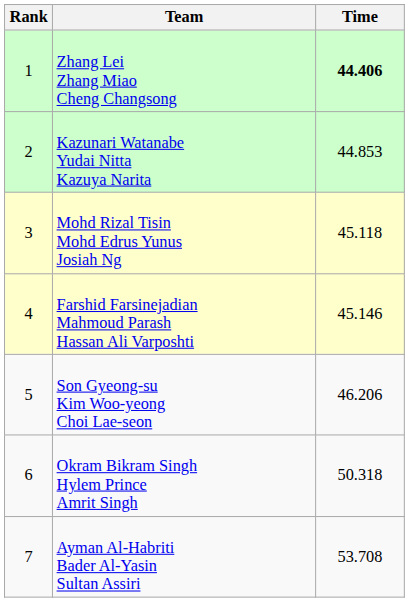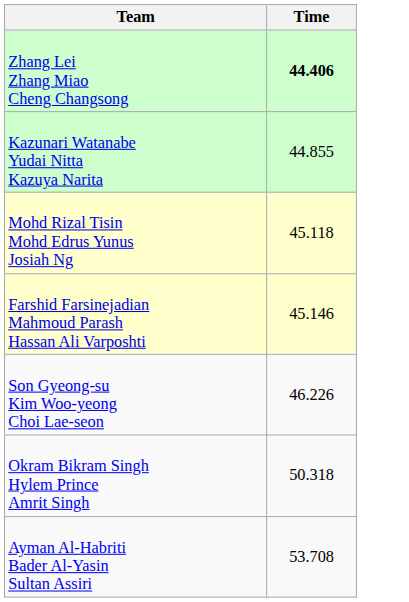- column: (29, 17)
(360, 151) 44.853 -> (312, 151) 44.855
(360, 394) 46.206 -> (312, 394) 46.226
